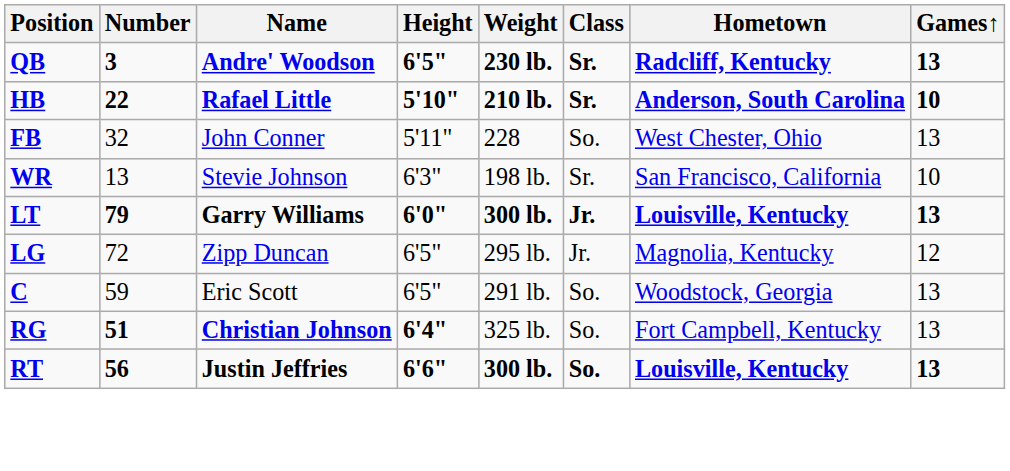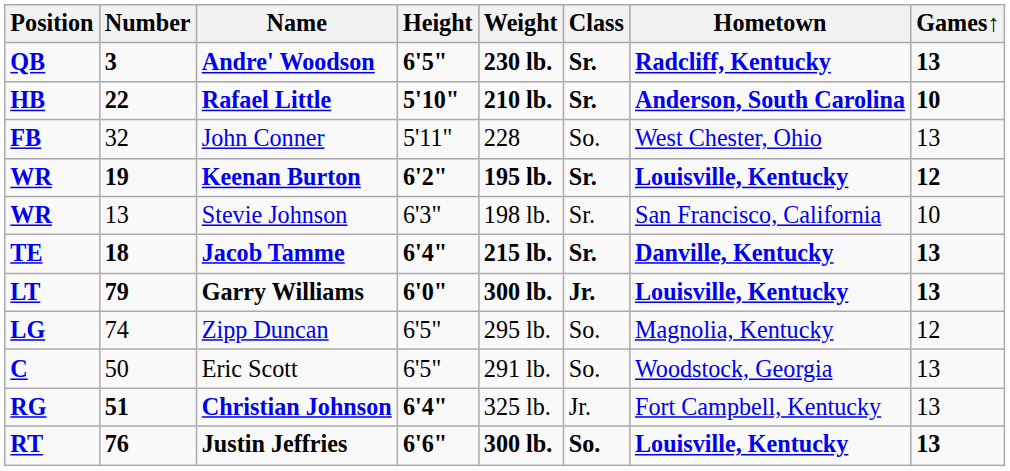+ row: (281, 176)
+ row: (273, 253)
(117, 253) 72 -> (117, 330) 74
(580, 253) Jr. -> (585, 330) So.
(117, 291) 59 -> (117, 368) 50
(585, 330) So. -> (580, 406) Jr.
(117, 368) 56 -> (117, 445) 76
